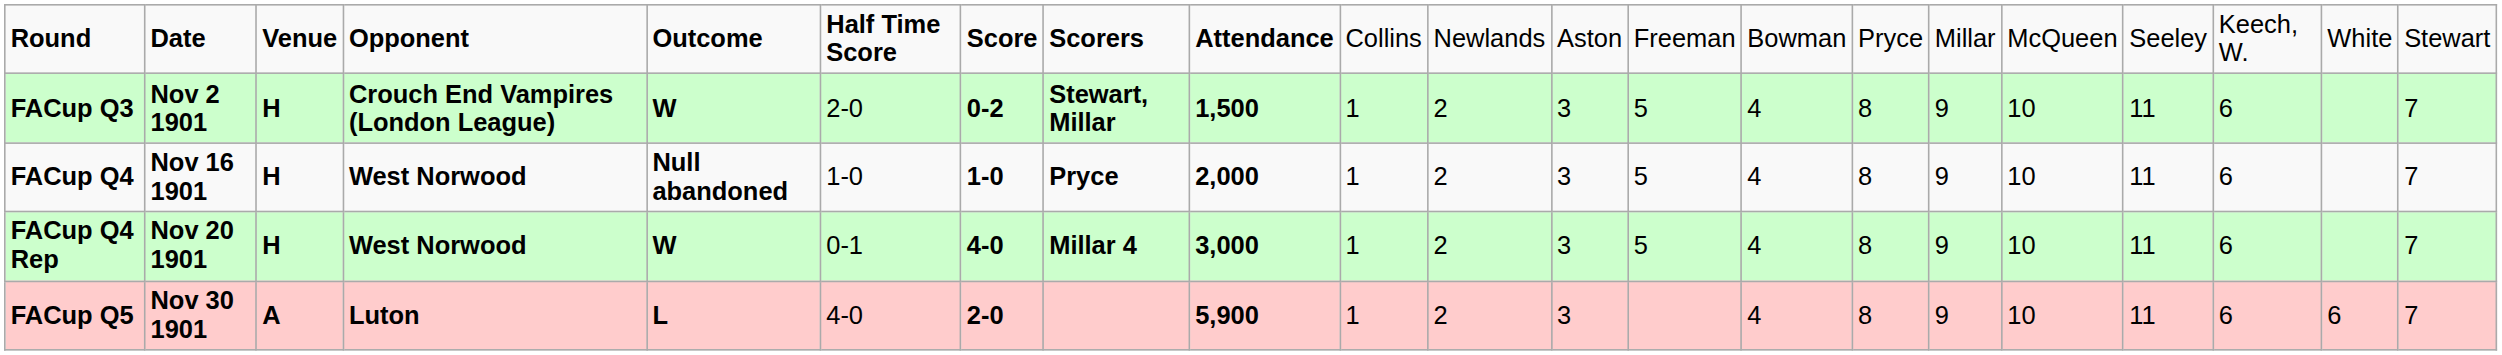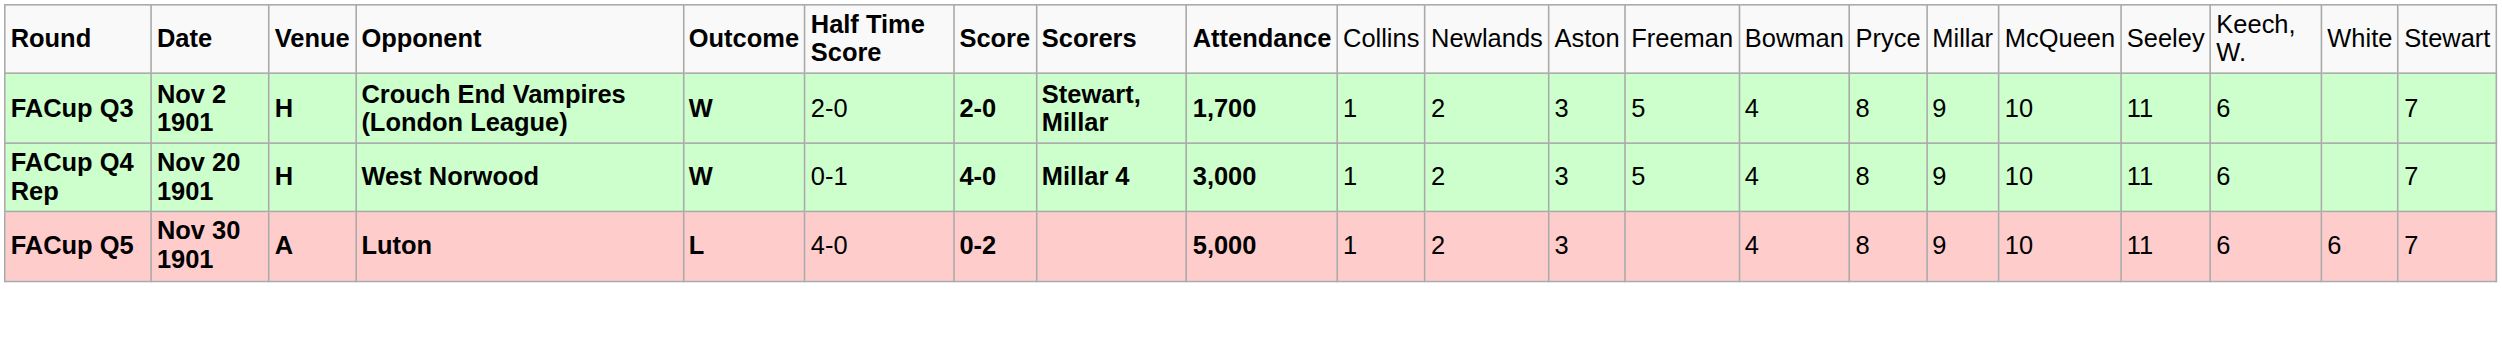(985, 107) 0-2 -> (978, 107) 2-0
(1227, 107) 1,500 -> (1225, 107) 1,700
- row: (72, 176)
(985, 314) 2-0 -> (978, 245) 0-2
(1227, 314) 5,900 -> (1225, 245) 5,000
